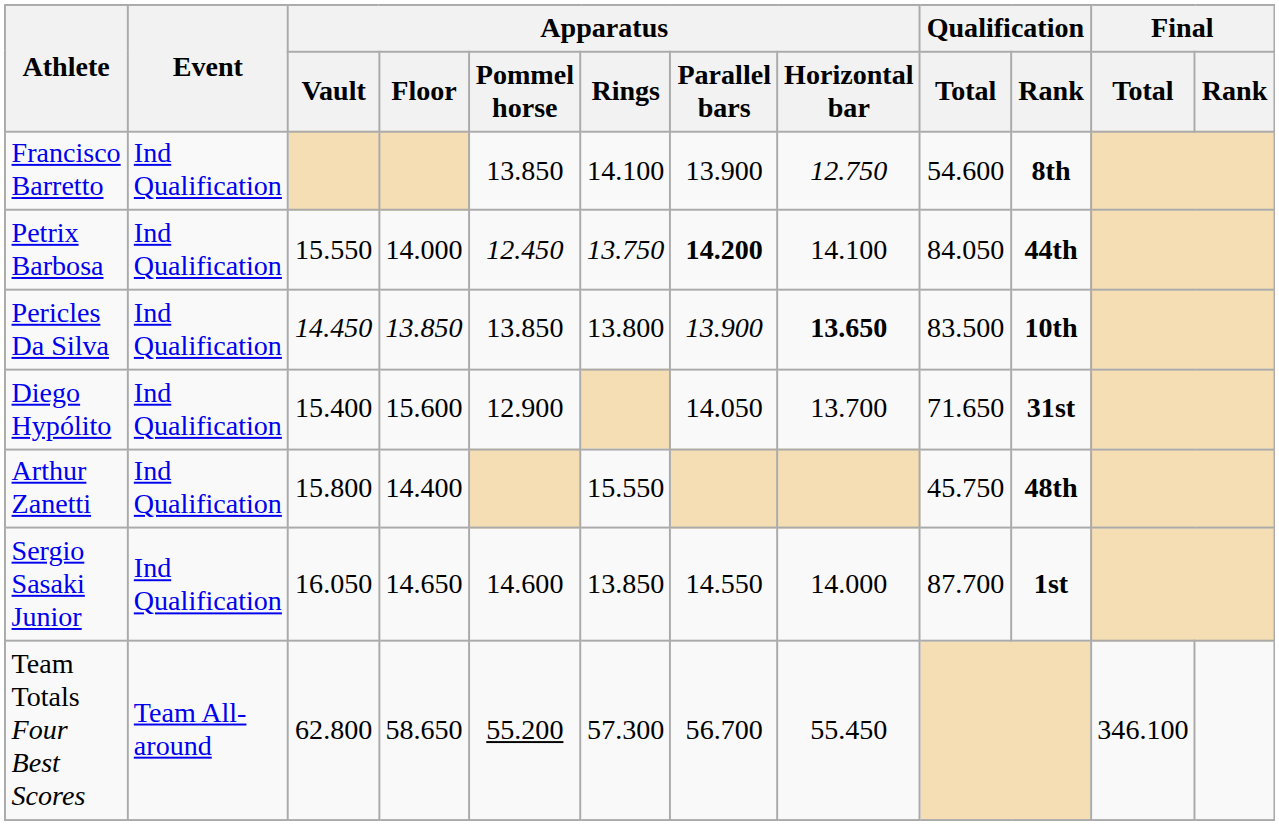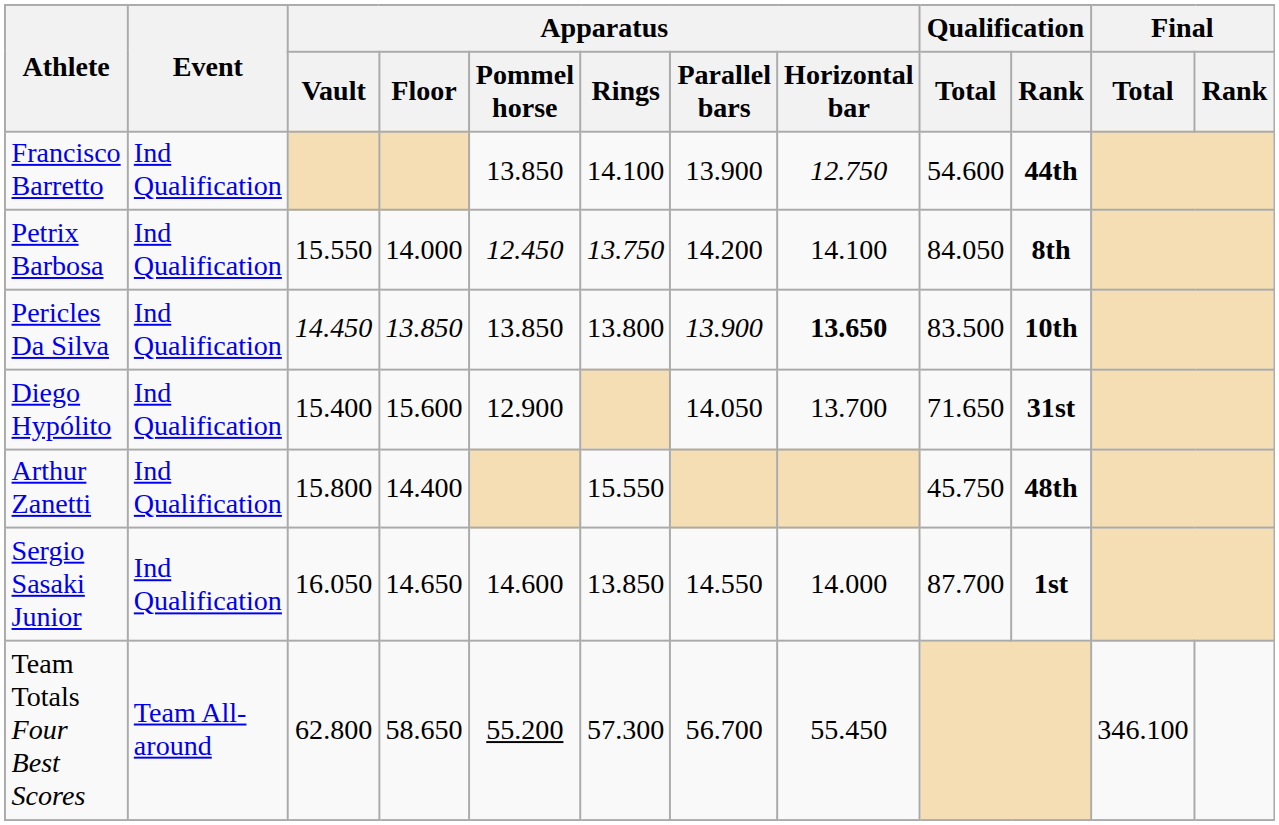(1051, 170) 8th -> (1051, 170) 44th
(724, 249) bold -> (724, 249) normal
(1051, 249) 44th -> (1051, 249) 8th
